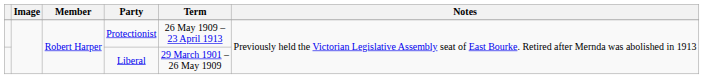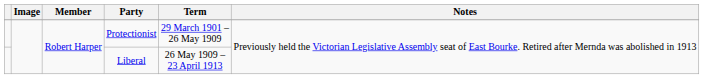(195, 33) 26 May 1909 – 23 April 1913 -> (195, 33) 29 March 1901 – 26 May 1909
(195, 60) 29 March 1901 – 26 May 1909 -> (195, 60) 26 May 1909 – 23 April 1913
